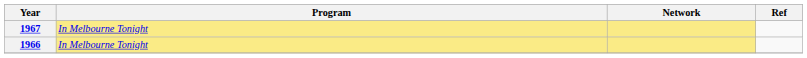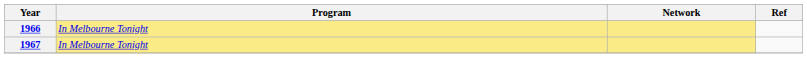rows swapped: (30, 45) <-> (30, 28)
